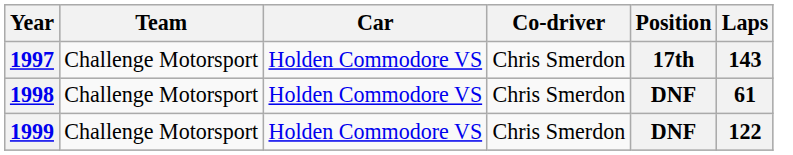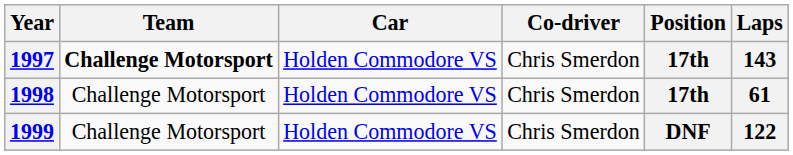(161, 59) normal -> (169, 59) bold
(673, 95) DNF -> (688, 95) 17th
